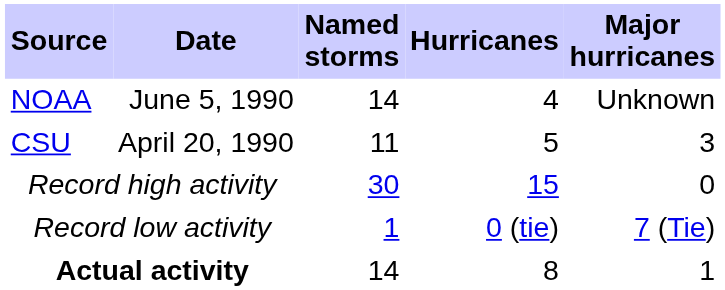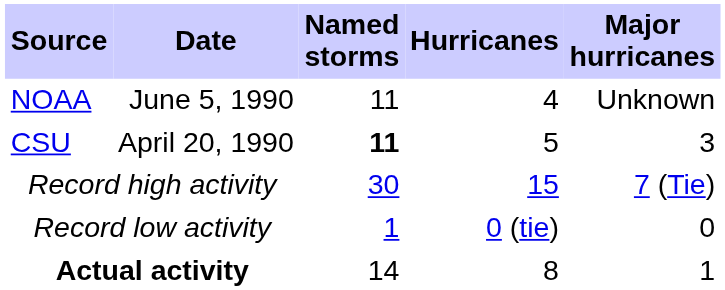(384, 99) 14 -> (385, 99) 11
(385, 142) normal -> (384, 142) bold
(707, 185) 0 -> (675, 185) 7 (Tie)
(675, 227) 7 (Tie) -> (707, 227) 0
